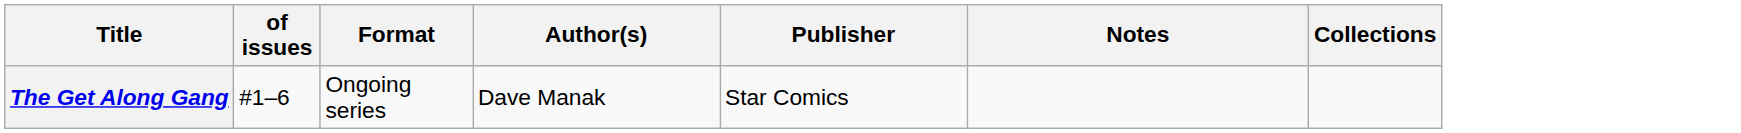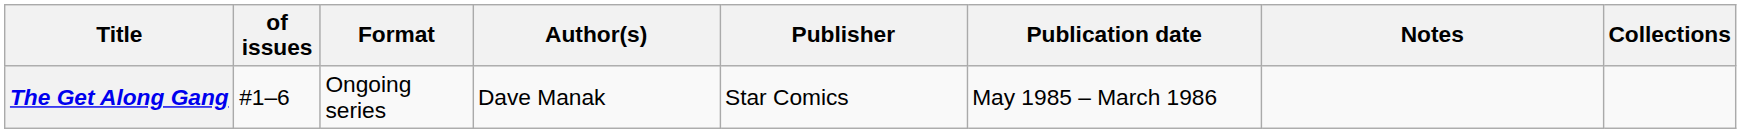+ column: (1114, 35)
